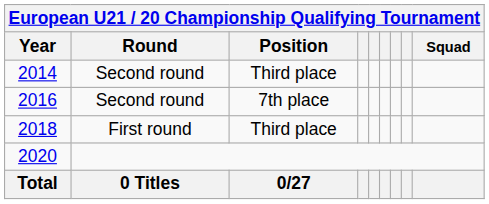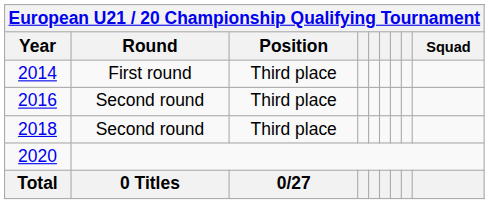(150, 73) Second round -> (150, 73) First round
(294, 101) 7th place -> (294, 101) Third place
(150, 128) First round -> (150, 128) Second round
